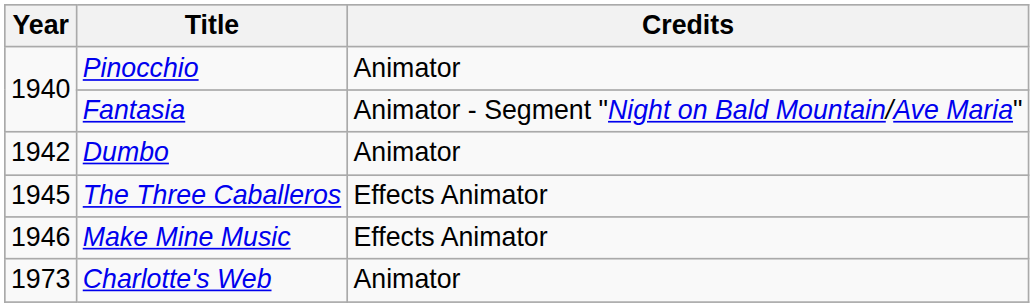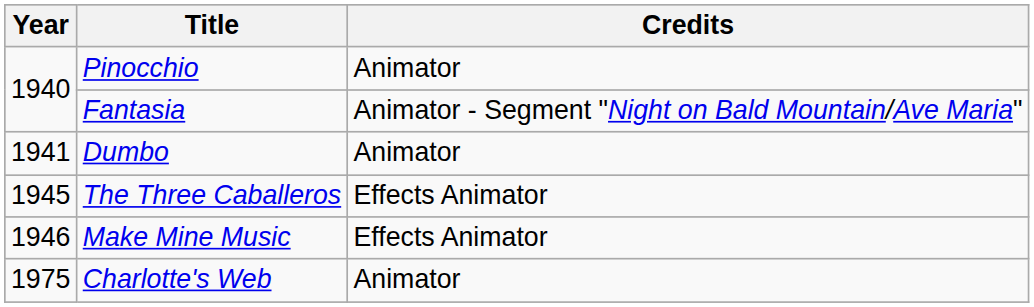(41, 152) 1942 -> (41, 152) 1941
(41, 279) 1973 -> (41, 279) 1975
